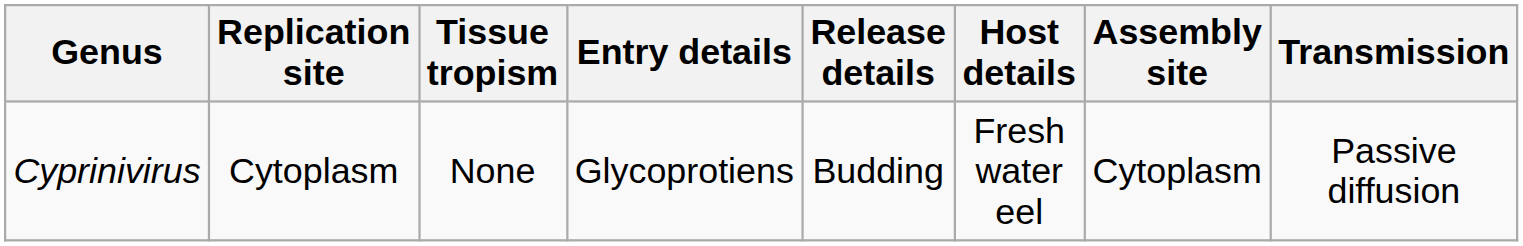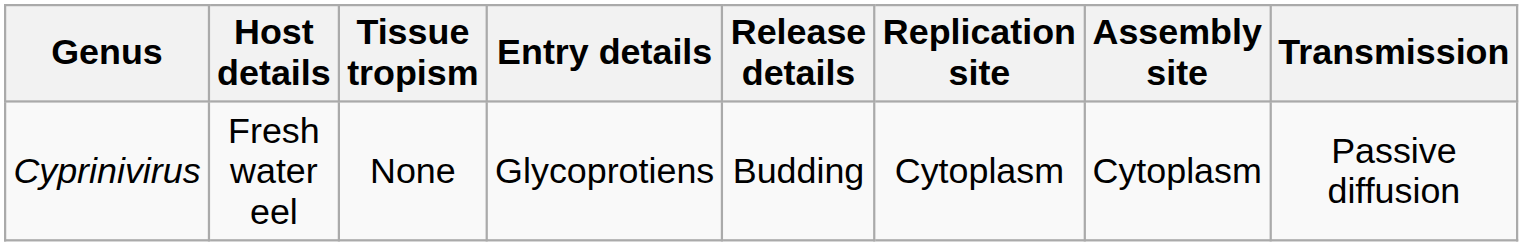columns swapped: (1019, 53) <-> (314, 53)
